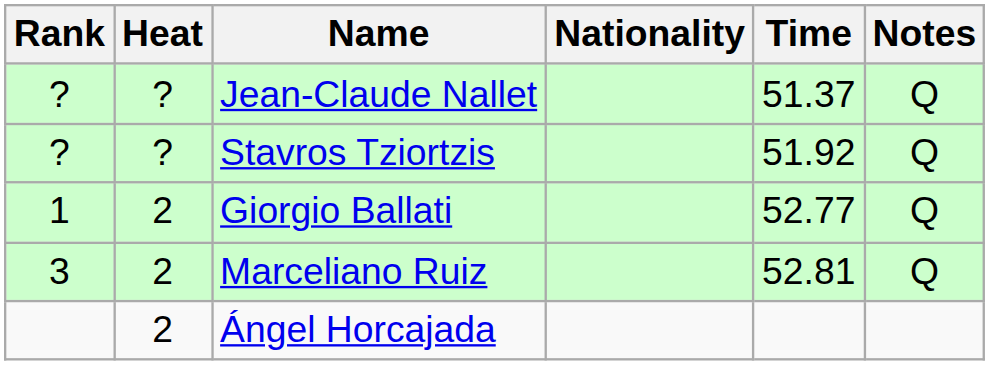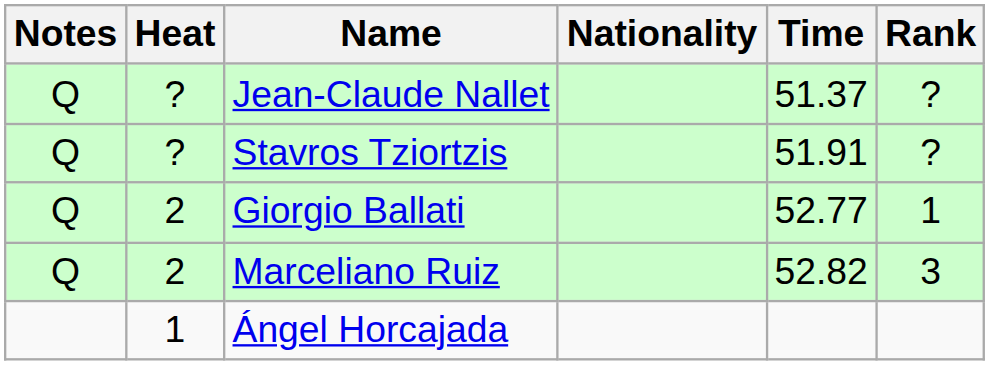columns swapped: (59, 34) <-> (924, 34)
(809, 152) 51.92 -> (821, 152) 51.91
(809, 270) 52.81 -> (821, 270) 52.82
(163, 329) 2 -> (175, 329) 1
